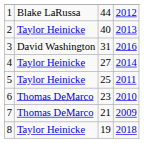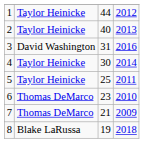(49, 12) Blake LaRussa -> (51, 12) Taylor Heinicke
(106, 63) 27 -> (106, 63) 30
(51, 130) Taylor Heinicke -> (49, 130) Blake LaRussa
